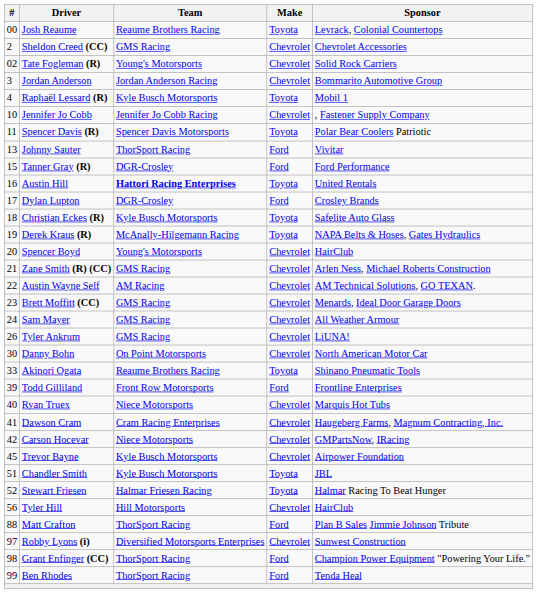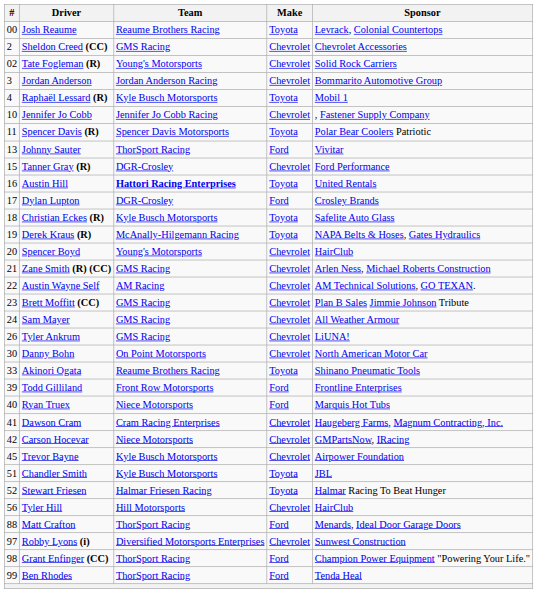(279, 166) Ford -> (290, 166) Chevrolet
(388, 302) Menards, Ideal Door Garage Doors -> (392, 302) Plan B Sales Jimmie Johnson Tribute
(290, 405) Chevrolet -> (279, 405) Ford
(392, 524) Plan B Sales Jimmie Johnson Tribute -> (388, 524) Menards, Ideal Door Garage Doors
